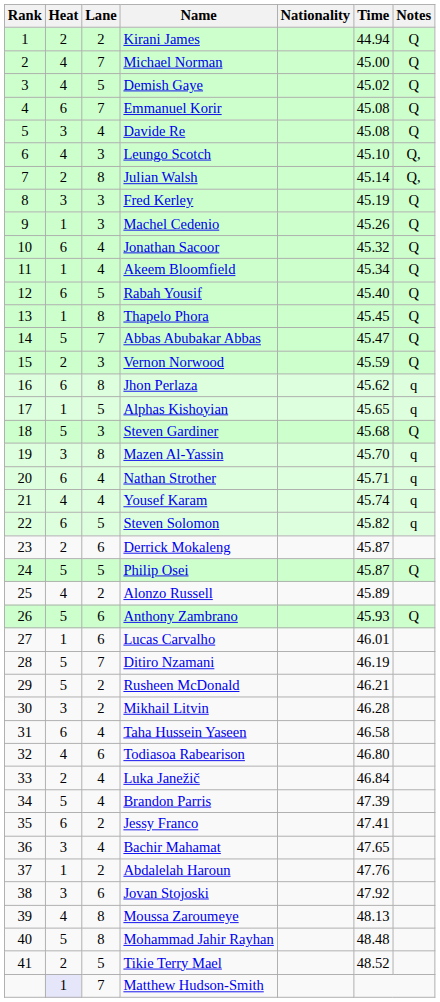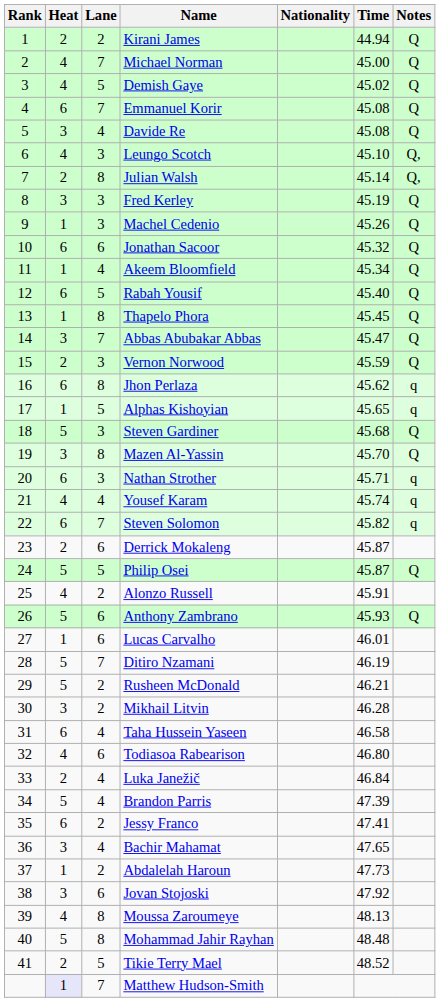(101, 246) 4 -> (101, 246) 6
(63, 339) 5 -> (63, 339) 3
(414, 454) q -> (414, 454) Q
(101, 477) 4 -> (101, 477) 3
(101, 524) 5 -> (101, 524) 7
(373, 593) 45.89 -> (373, 593) 45.91
(373, 870) 47.76 -> (373, 870) 47.73
